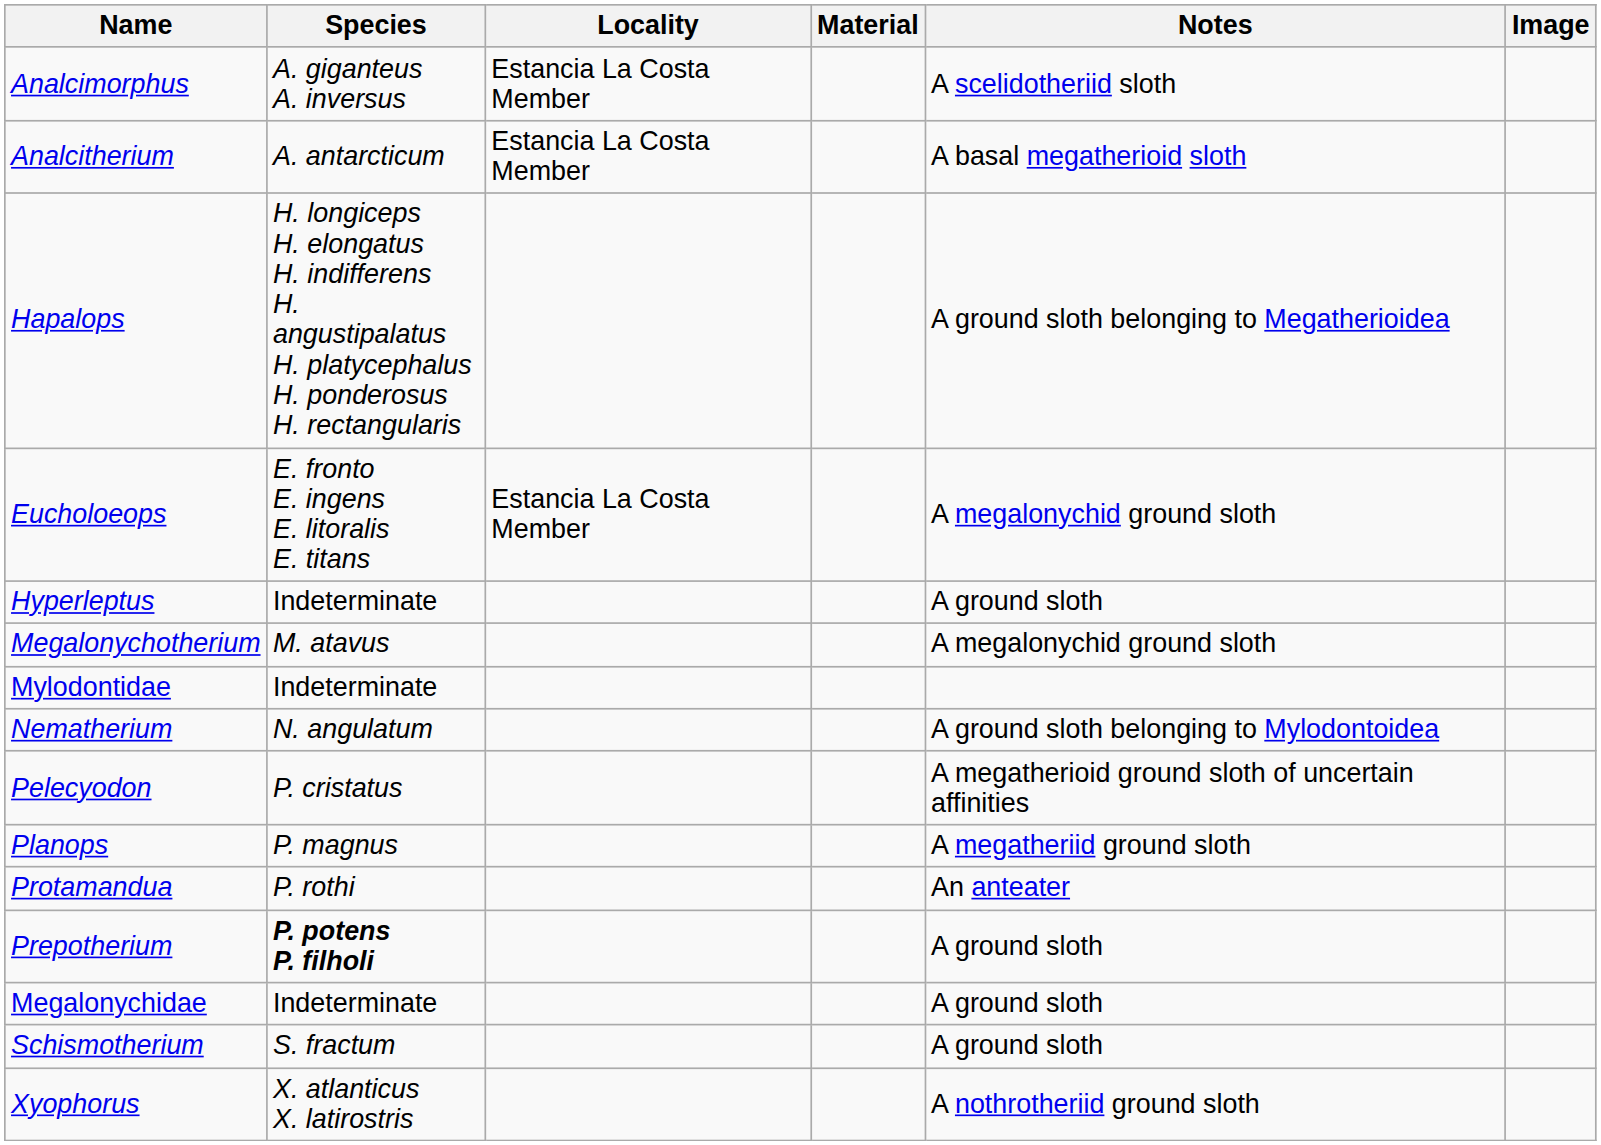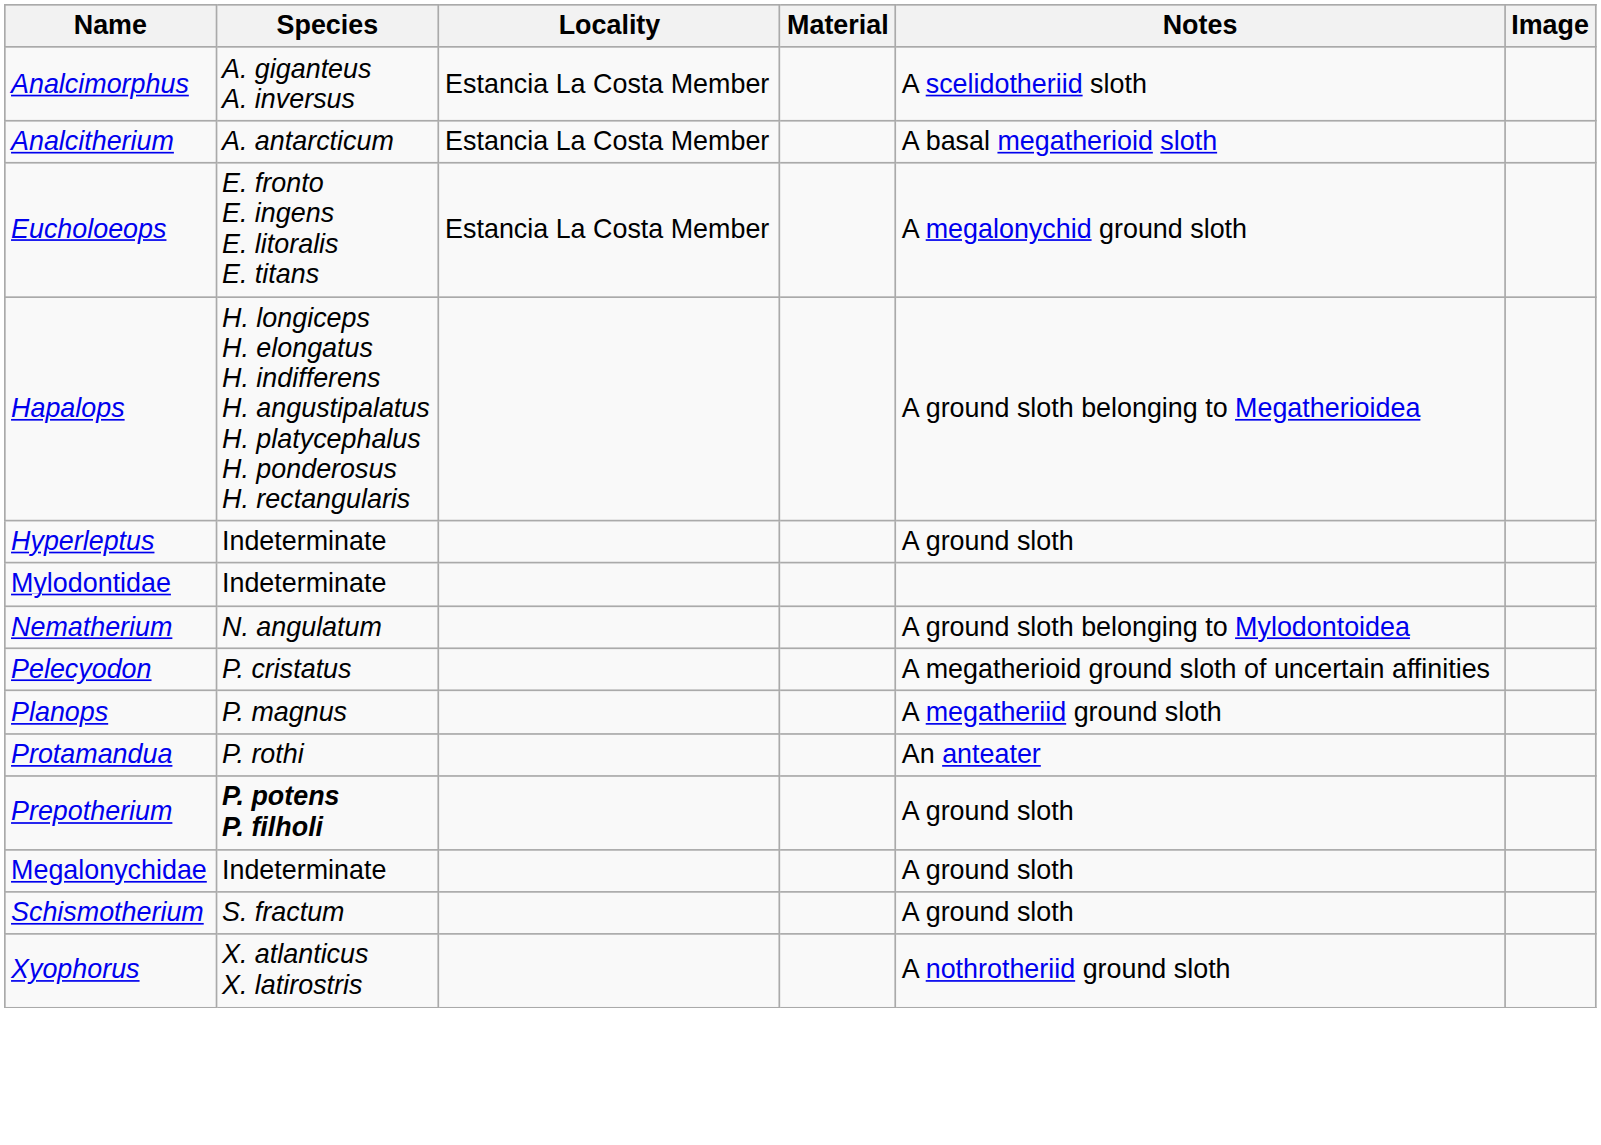rows swapped: (89, 513) <-> (68, 320)
- row: (136, 644)
